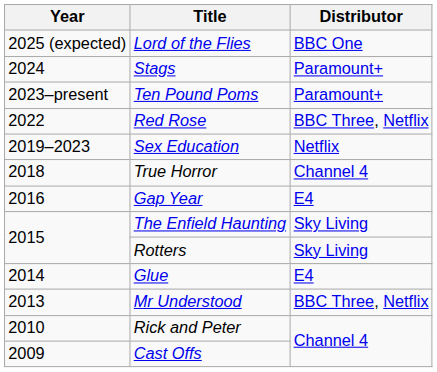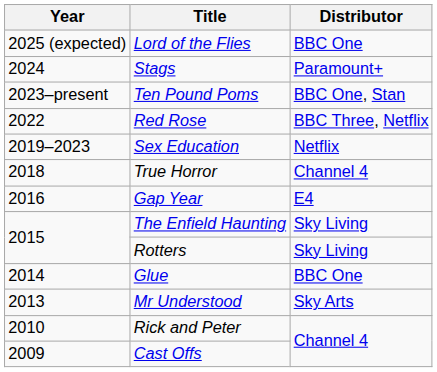(338, 95) Paramount+ -> (349, 95) BBC One, Stan
(304, 276) E4 -> (328, 276) BBC One
(361, 302) BBC Three, Netflix -> (324, 302) Sky Arts
